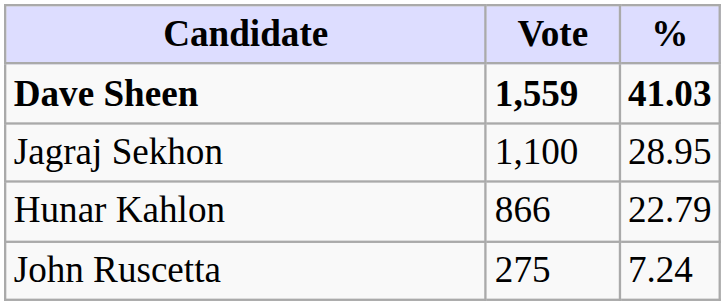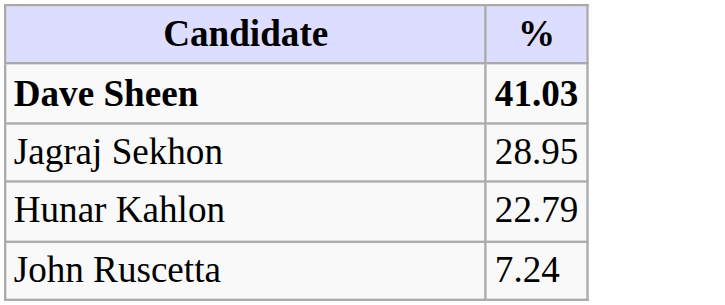- column: (553, 33)
